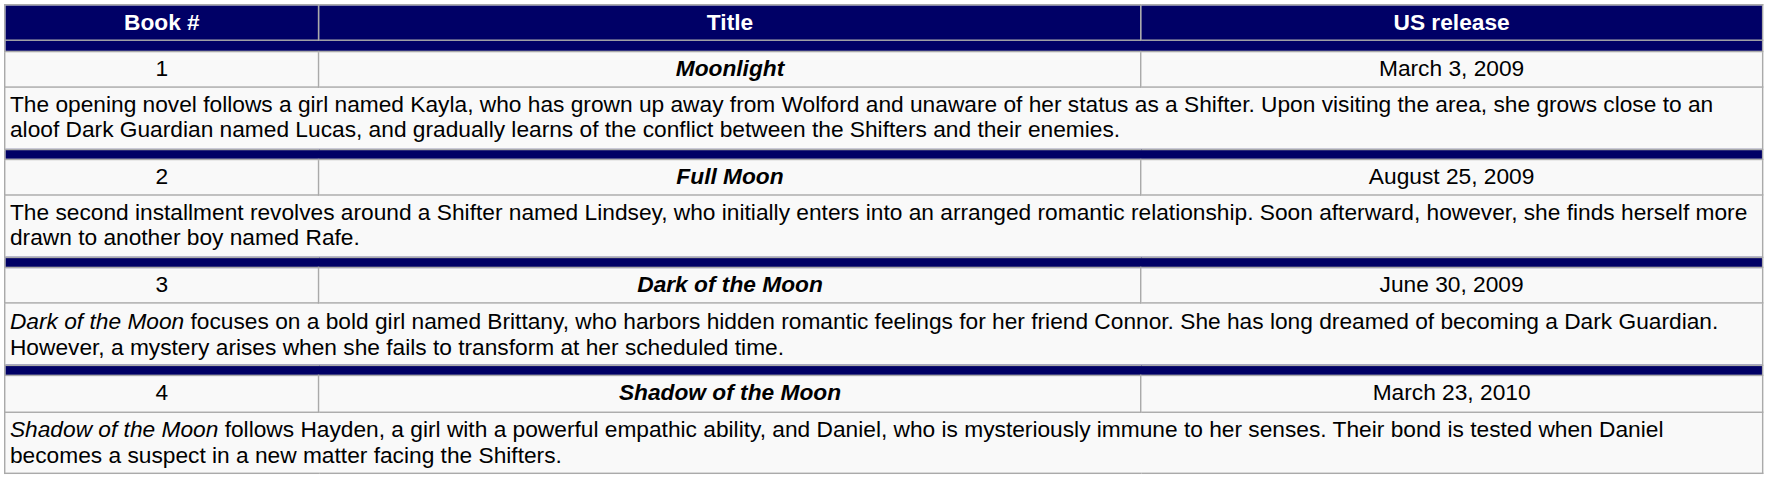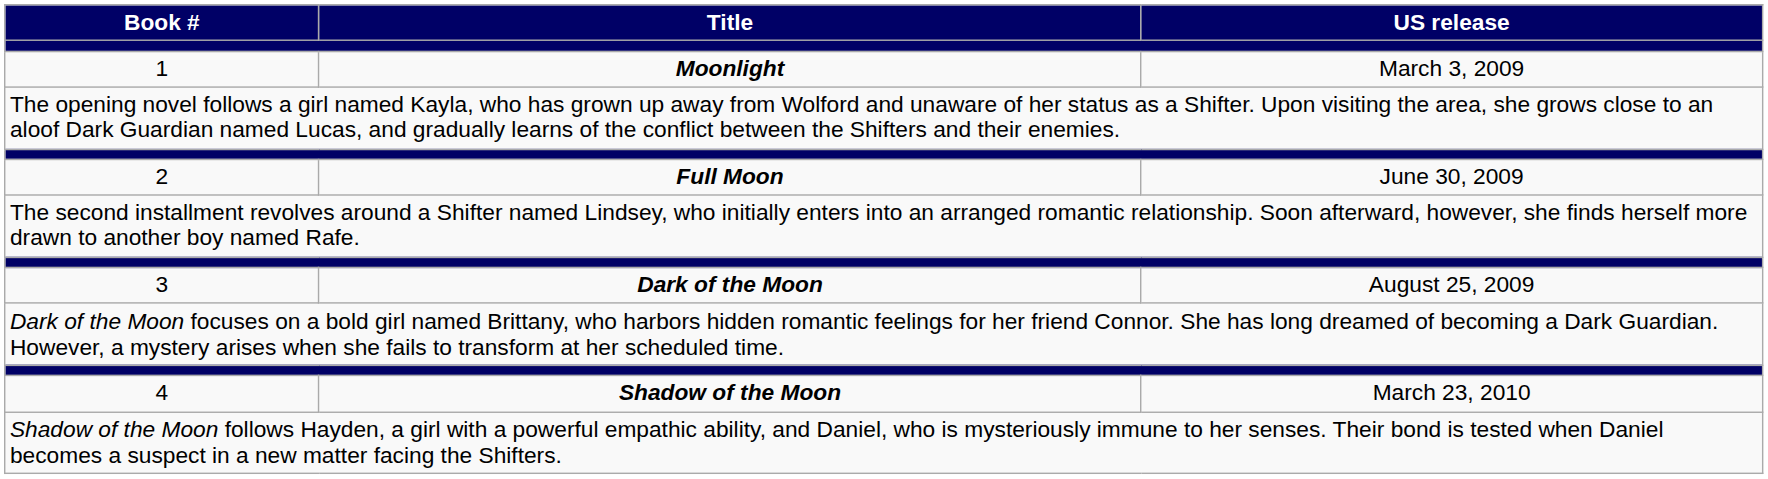(1452, 177) August 25, 2009 -> (1452, 177) June 30, 2009
(1452, 285) June 30, 2009 -> (1452, 285) August 25, 2009
